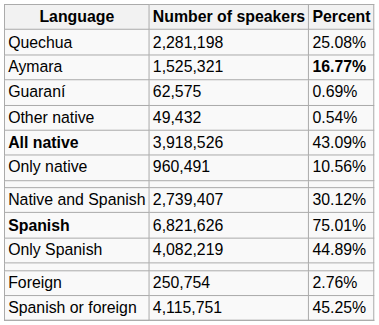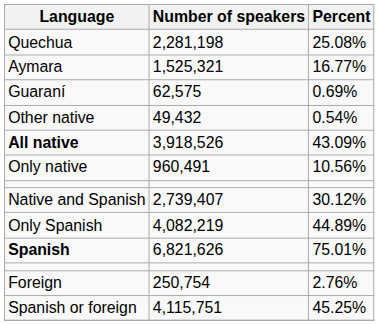(339, 67) bold -> (339, 67) normal
rows swapped: (55, 250) <-> (39, 225)
